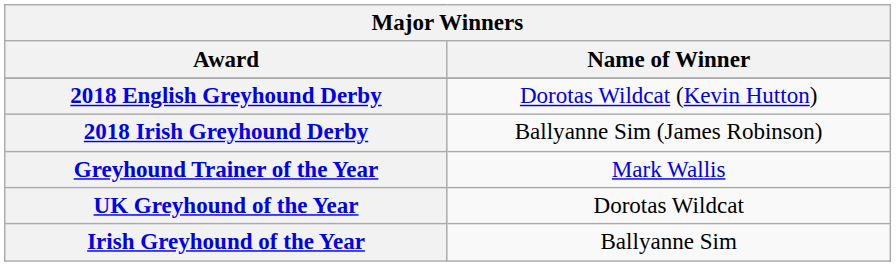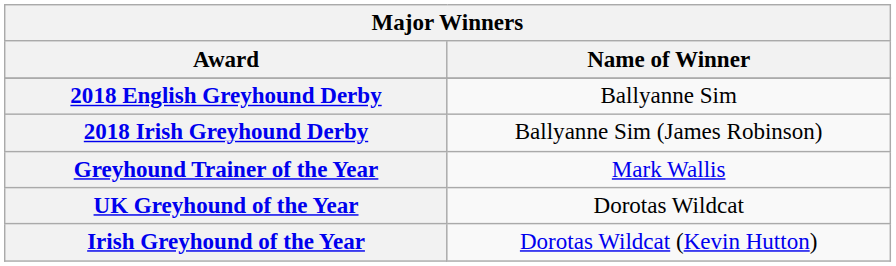(669, 95) Dorotas Wildcat (Kevin Hutton) -> (669, 95) Ballyanne Sim
(669, 242) Ballyanne Sim -> (669, 242) Dorotas Wildcat (Kevin Hutton)
